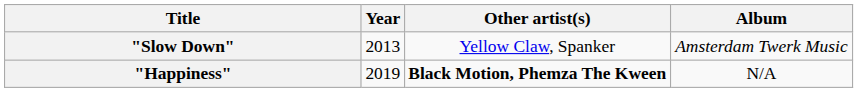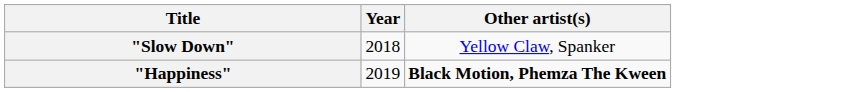- column: (761, 18)
(383, 45) 2013 -> (383, 45) 2018
